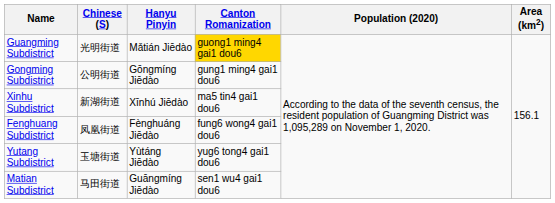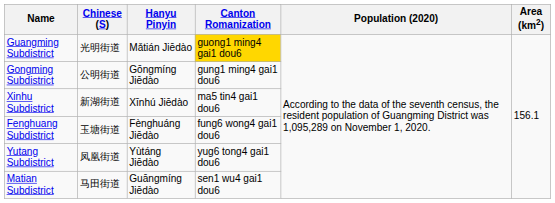(100, 129) 凤凰街道 -> (100, 129) 玉塘街道
(100, 157) 玉塘街道 -> (100, 157) 凤凰街道
